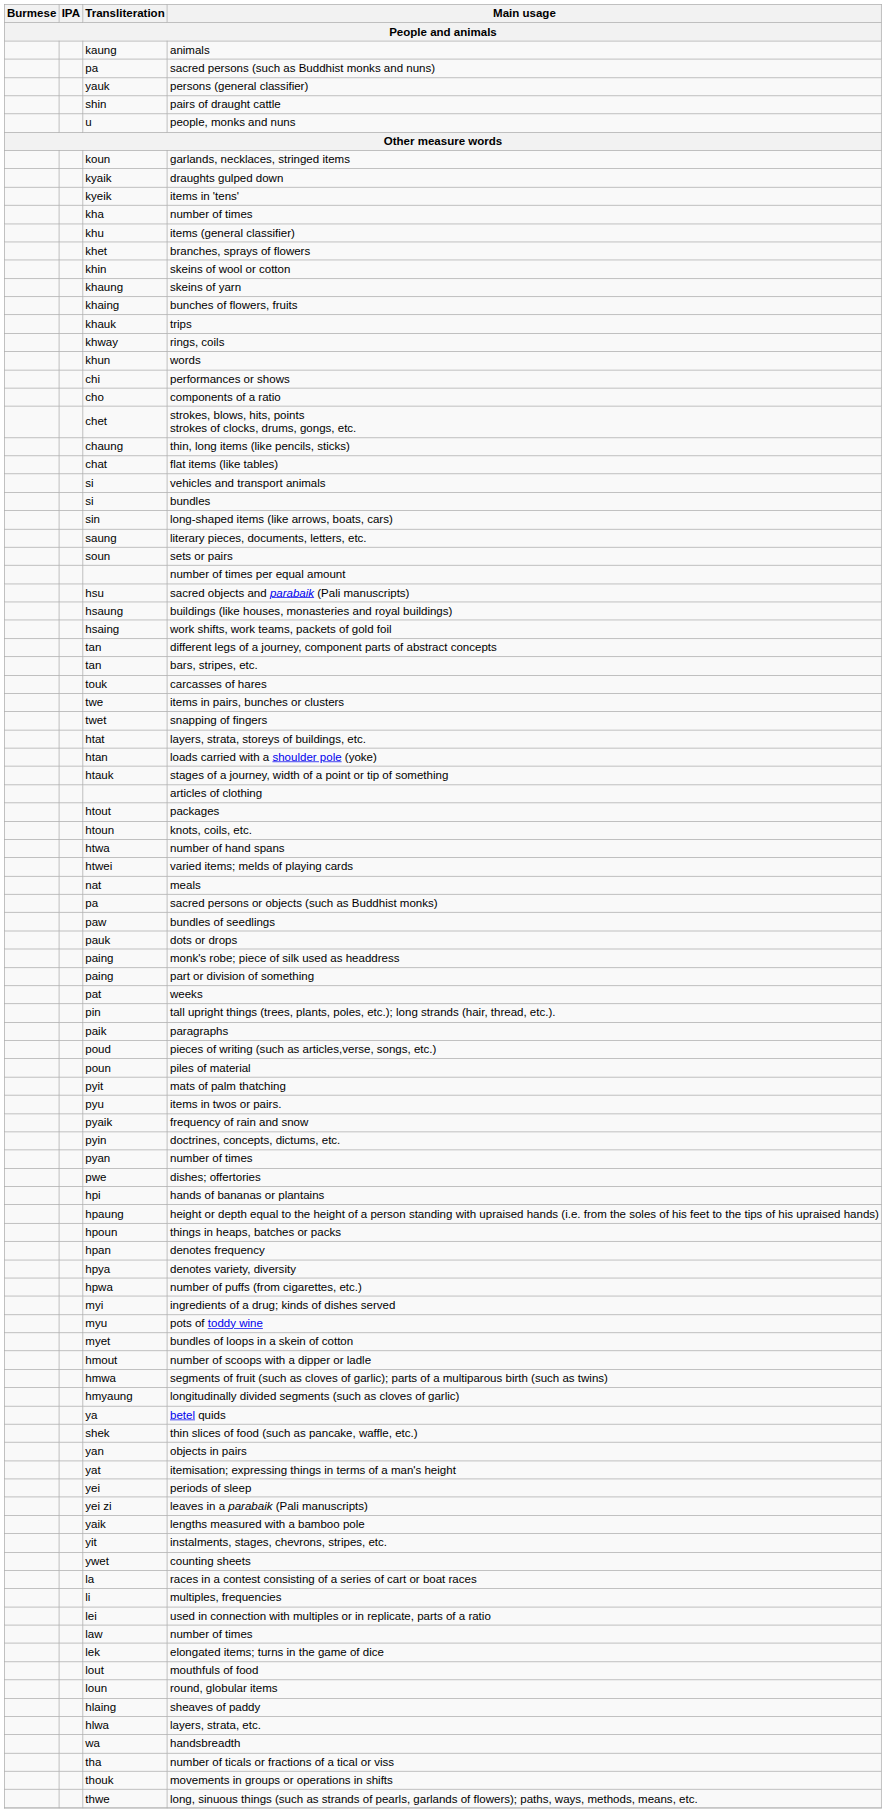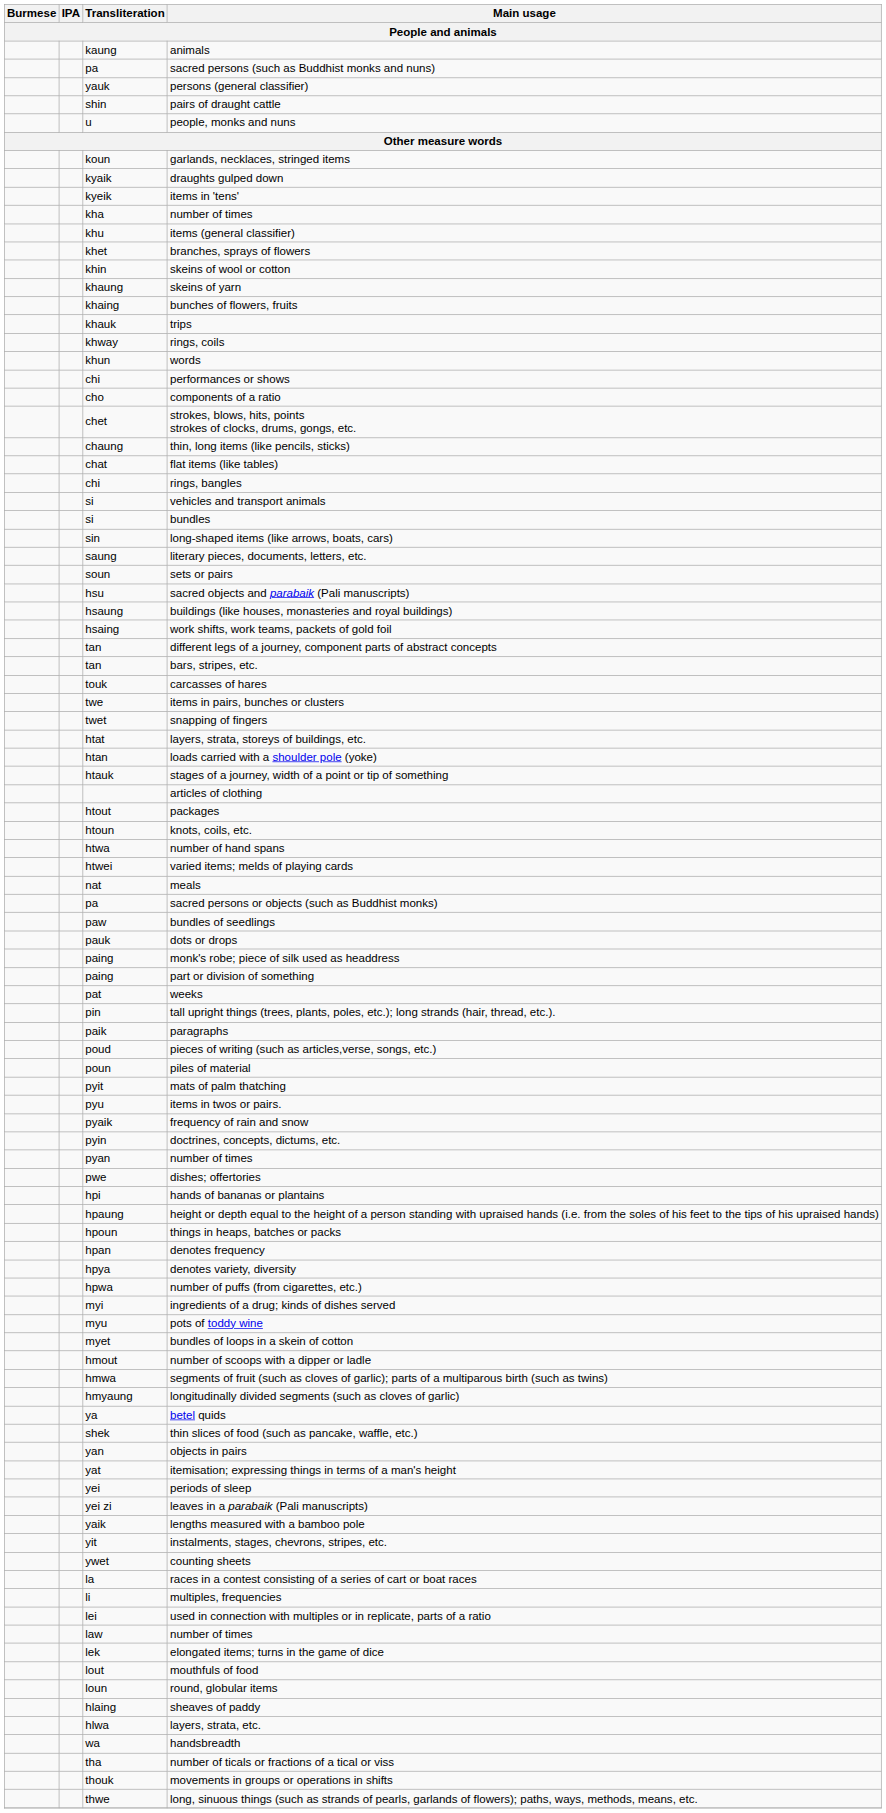+ row: (93, 483)
- row: (125, 575)
